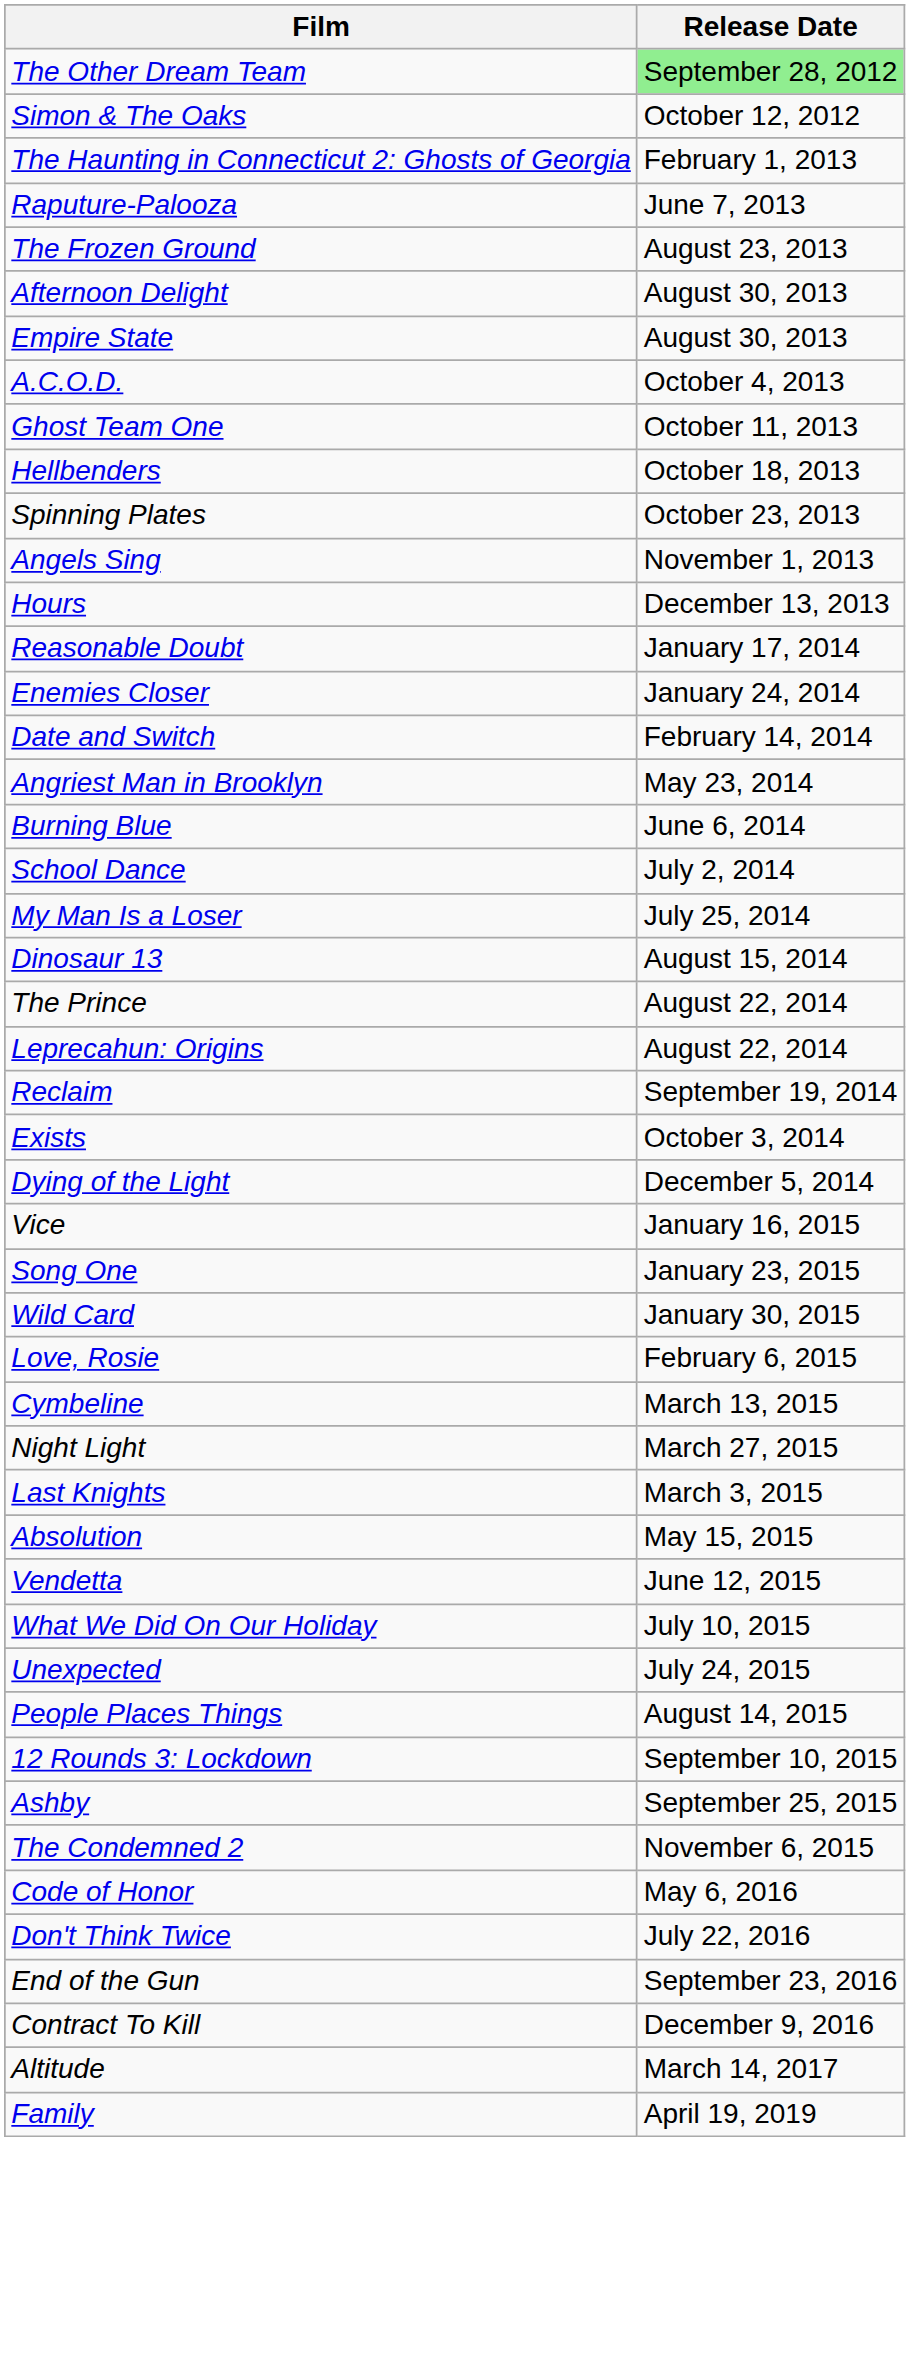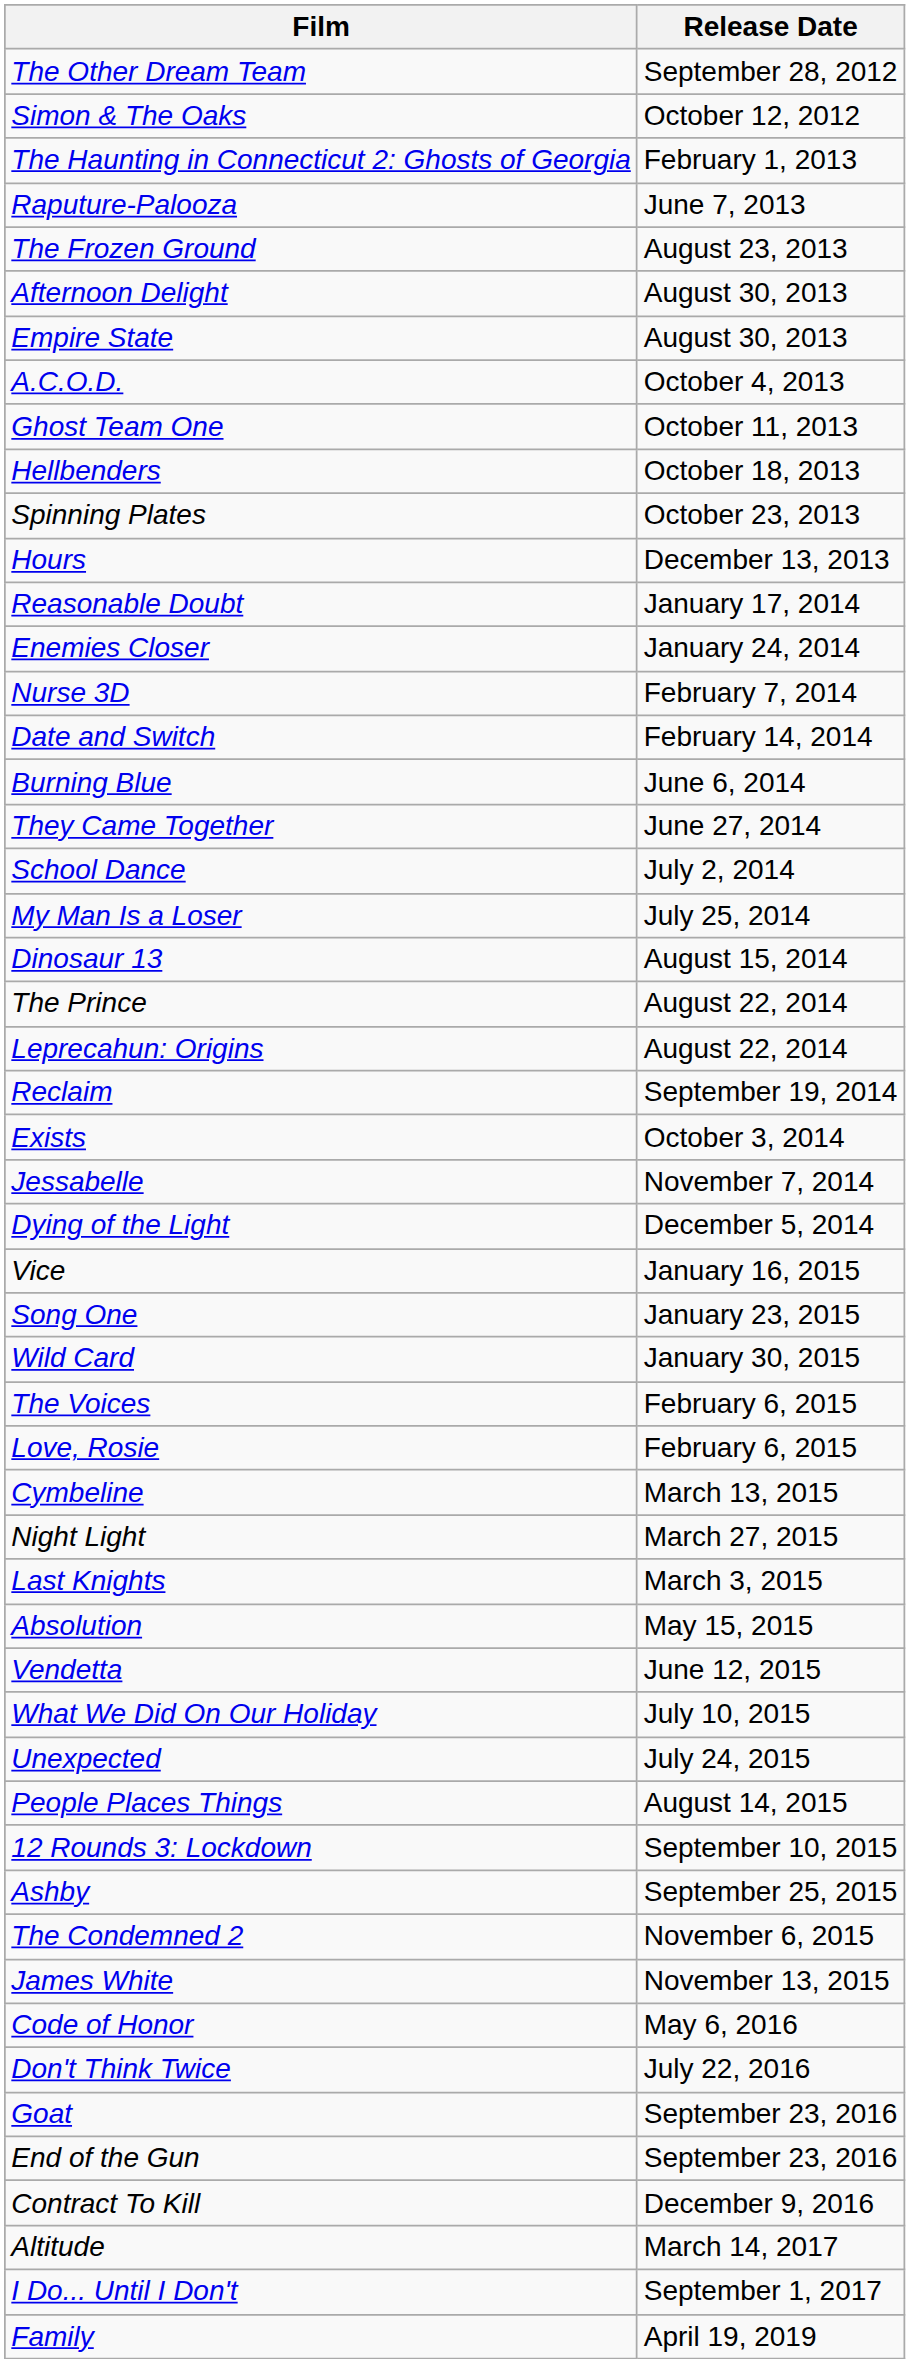(771, 71) lightgreen background -> (771, 71) no background
- row: (86, 559)
+ row: (70, 692)
- row: (167, 781)
+ row: (142, 826)
+ row: (77, 1181)
+ row: (81, 1403)
+ row: (92, 1980)
+ row: (42, 2113)
+ row: (124, 2291)
